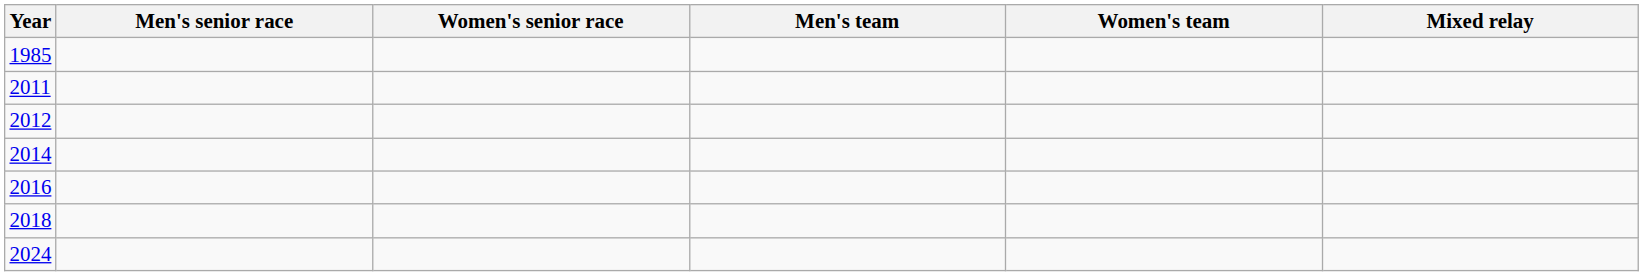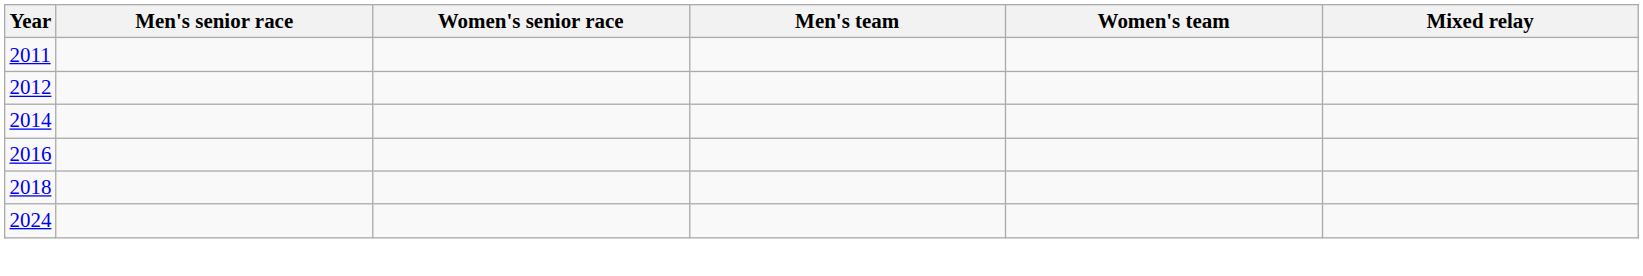- row: (30, 54)
